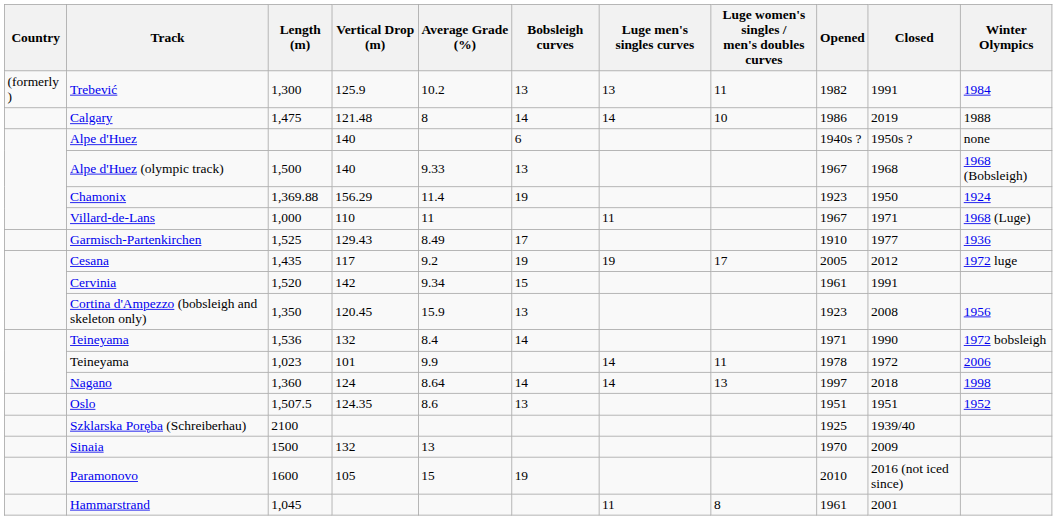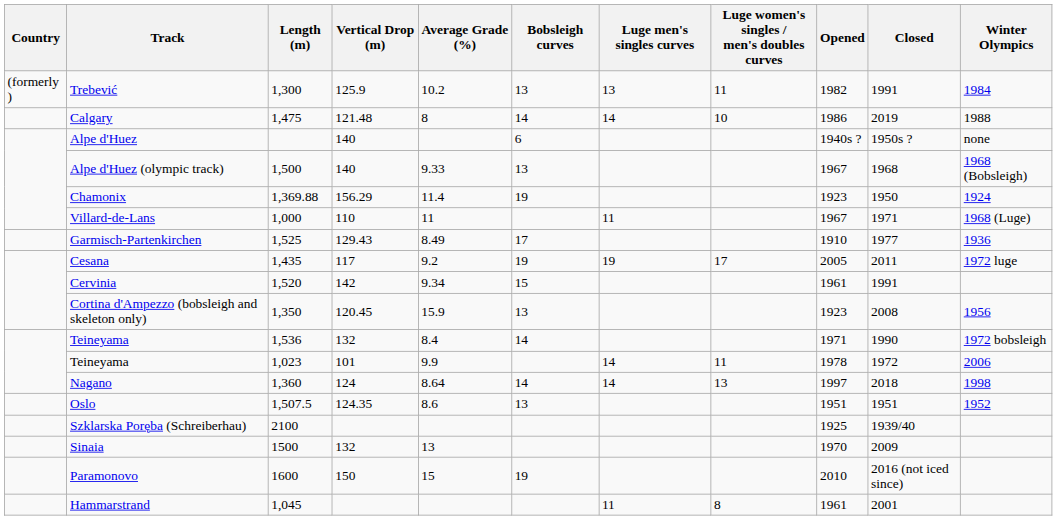(884, 261) 2012 -> (884, 261) 2011
(345, 475) 105 -> (345, 475) 150
